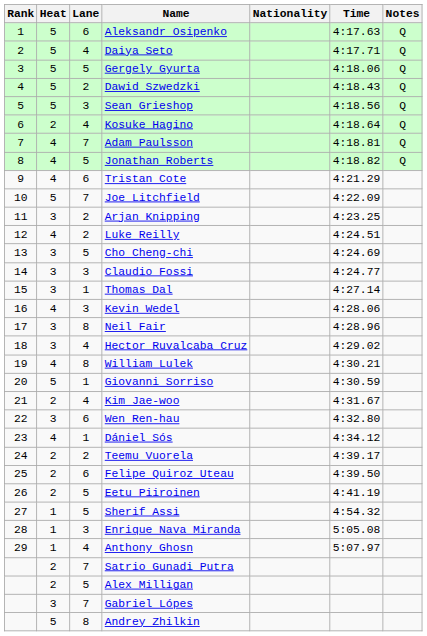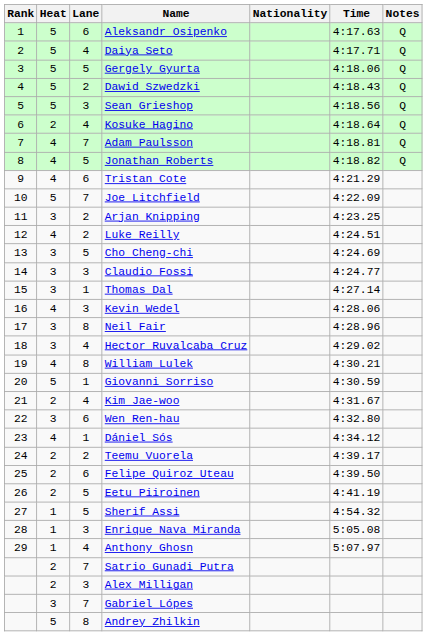(86, 585) 5 -> (86, 585) 3
